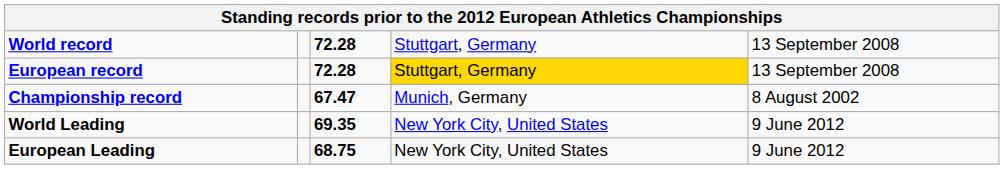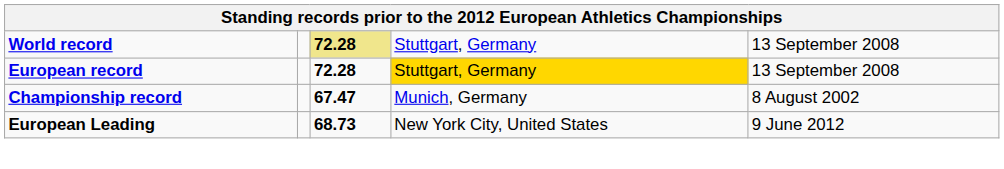(335, 44) no background -> (335, 44) khaki background
- row: (67, 124)
(335, 151) 68.75 -> (335, 124) 68.73
